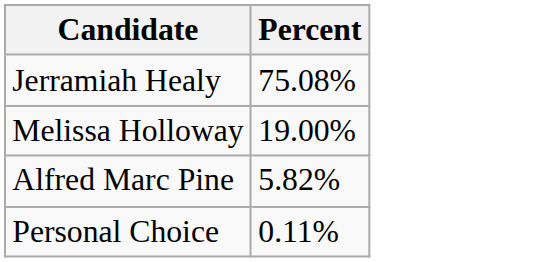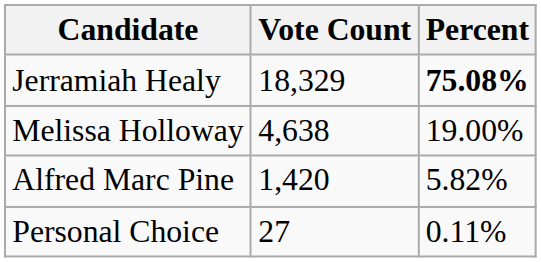+ column: (335, 29)
(307, 79) normal -> (477, 79) bold
